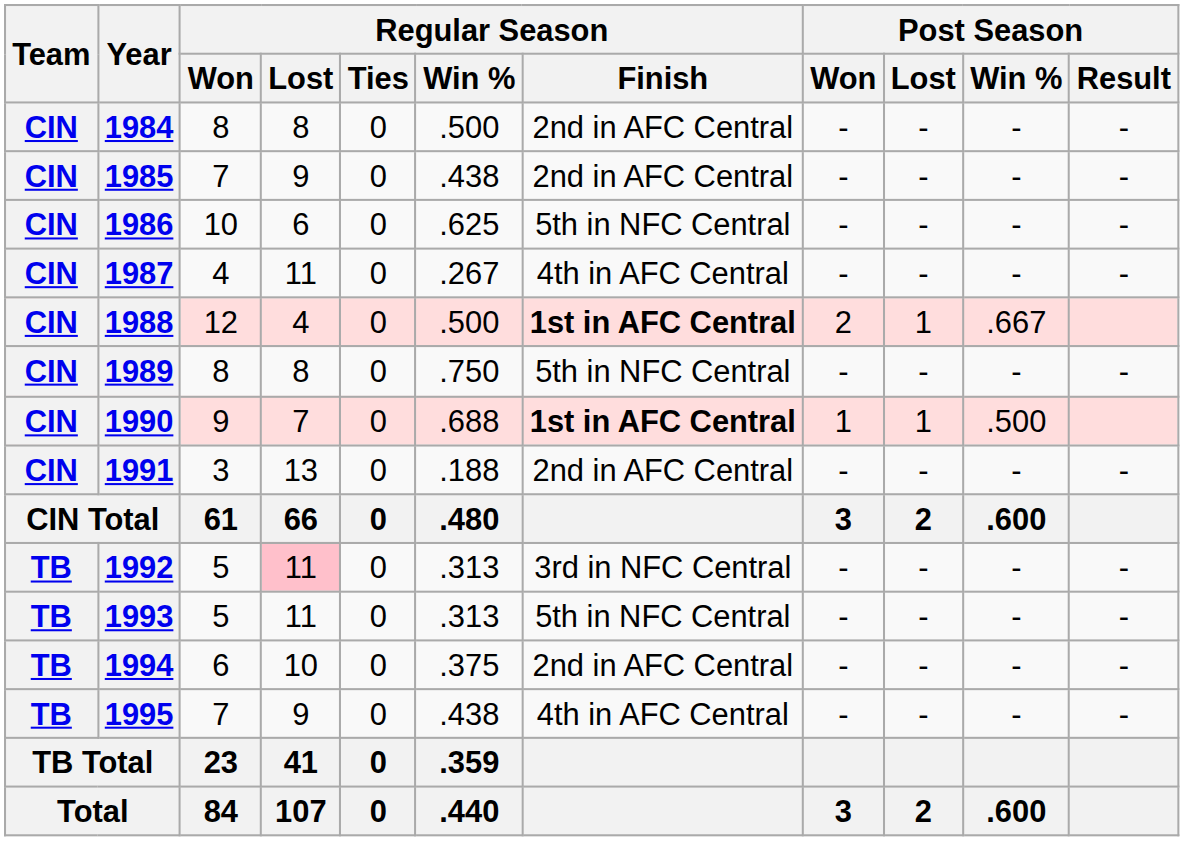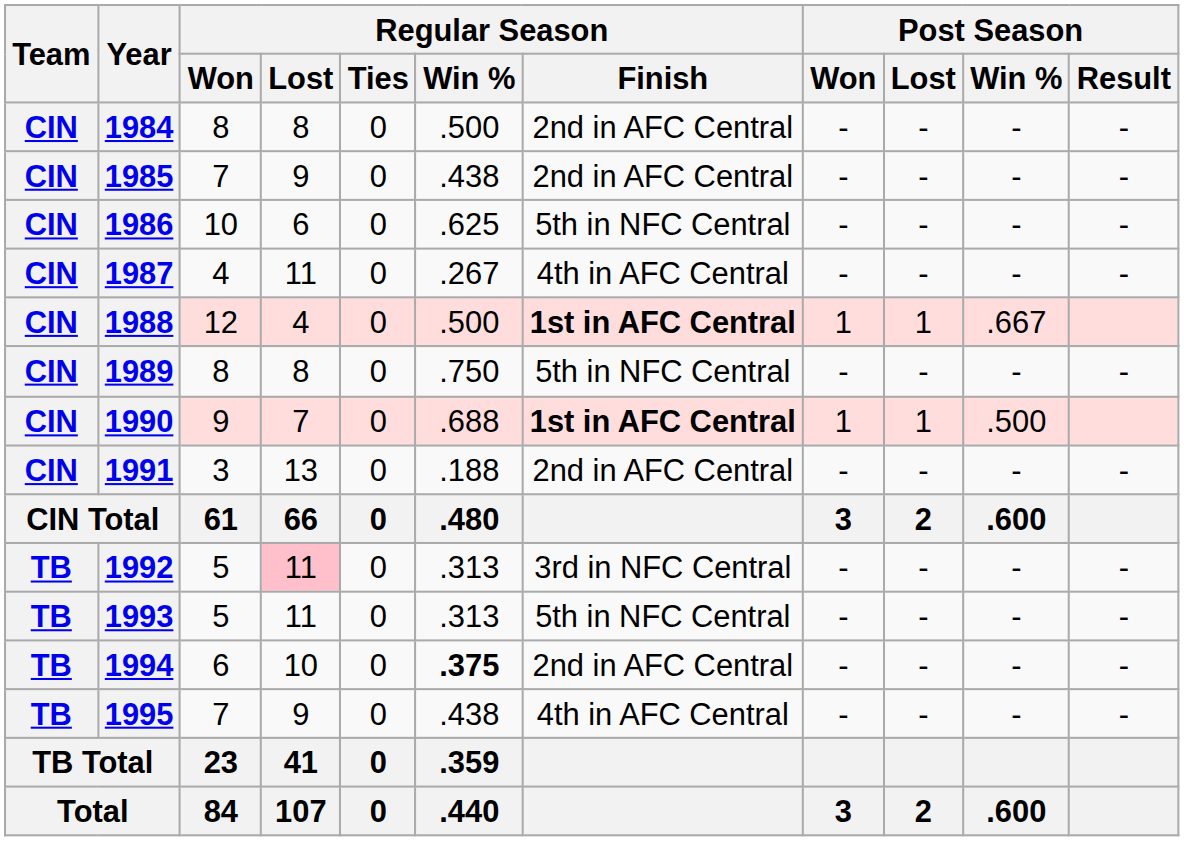(843, 323) 2 -> (843, 323) 1
(469, 665) normal -> (469, 665) bold
